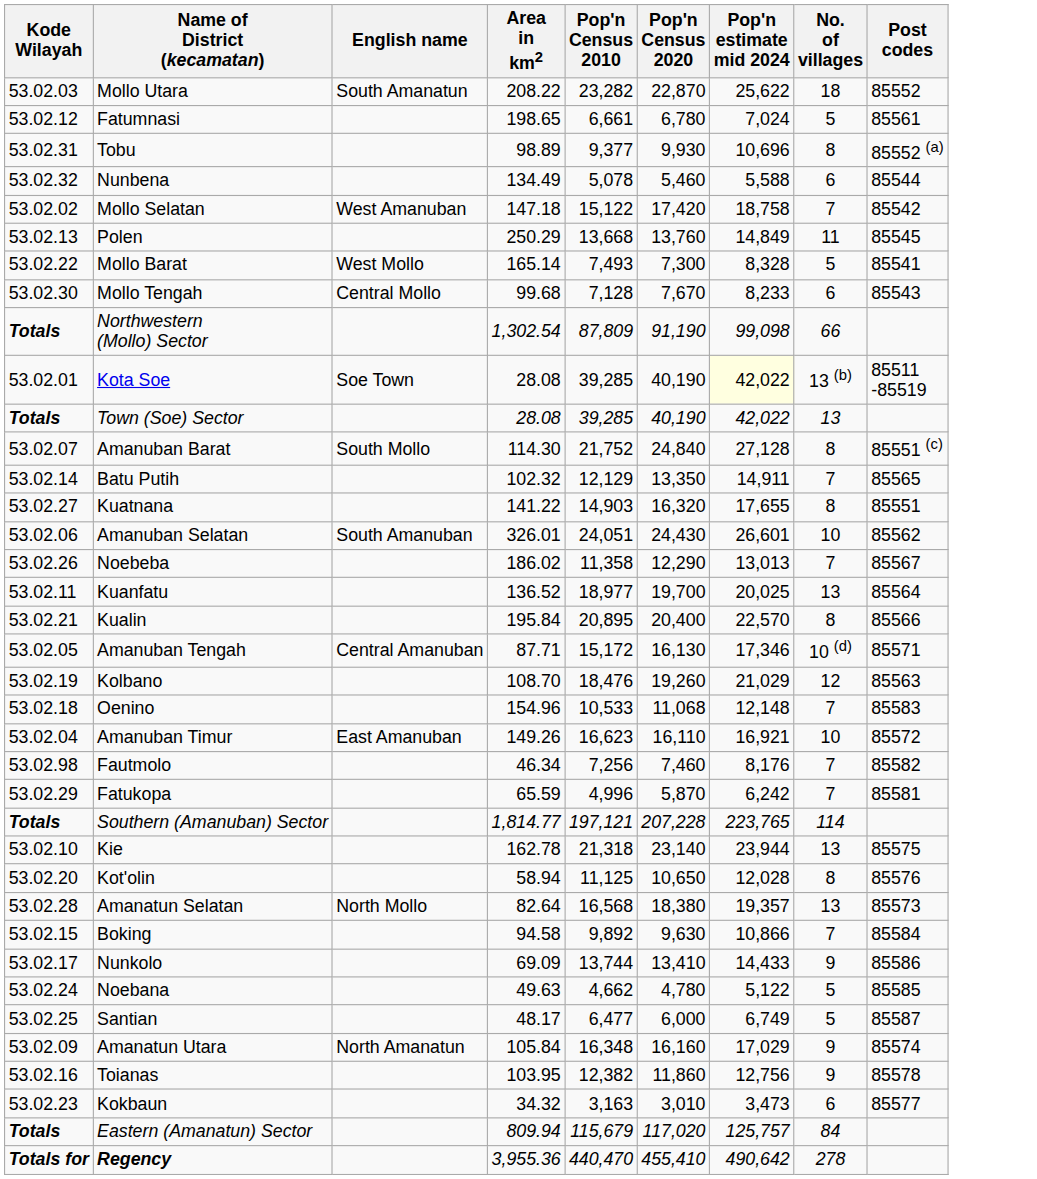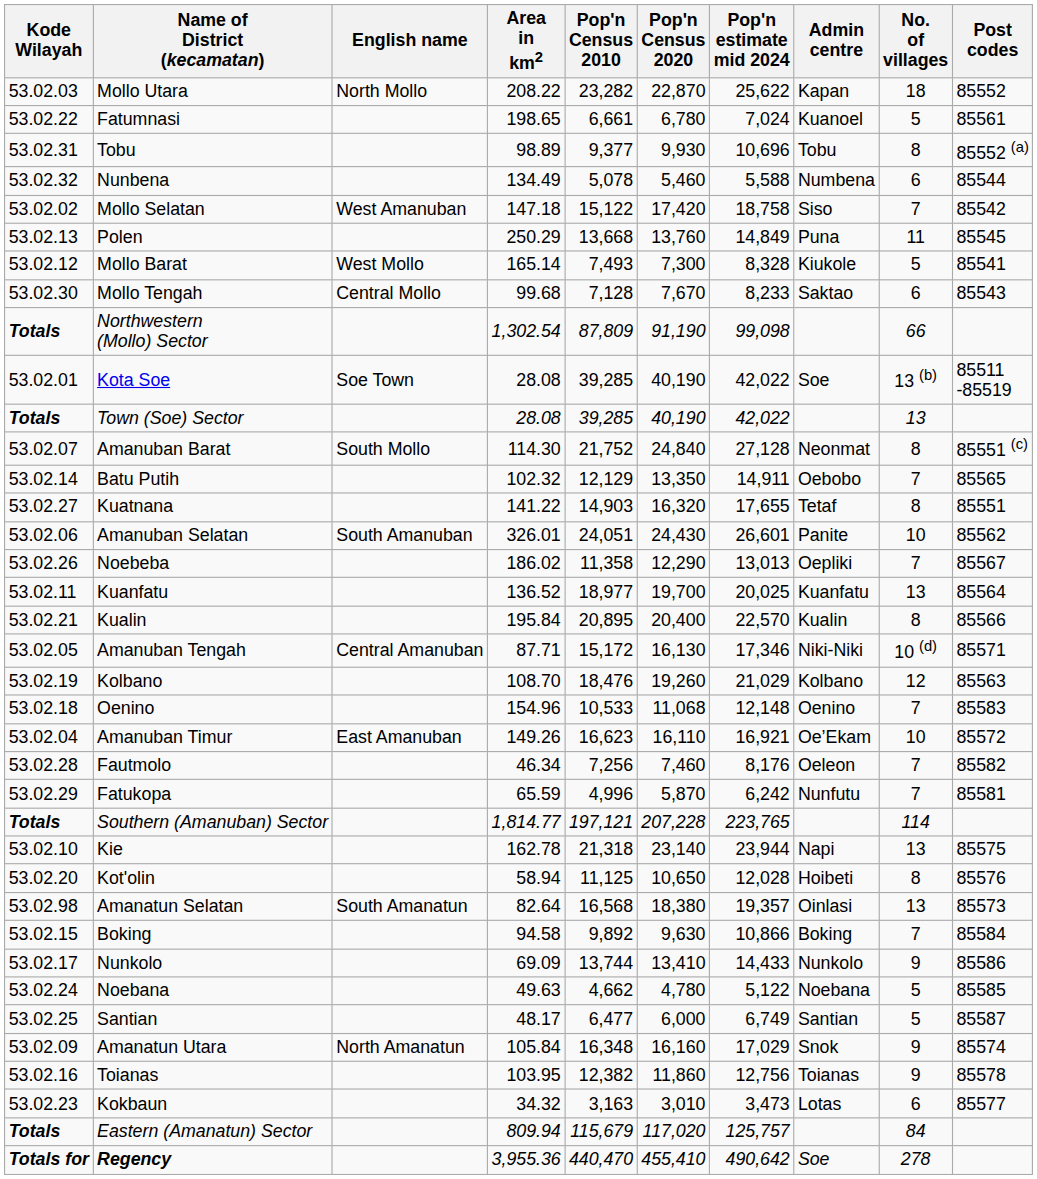+ column: (836, 40)
(402, 91) South Amanatun -> (382, 91) North Mollo
(43, 119) 53.02.12 -> (43, 119) 53.02.22
(43, 265) 53.02.22 -> (43, 265) 53.02.12
(763, 379) lightyellow background -> (763, 379) no background
(43, 765) 53.02.98 -> (43, 765) 53.02.28
(43, 906) 53.02.28 -> (43, 906) 53.02.98
(382, 906) North Mollo -> (402, 906) South Amanatun
